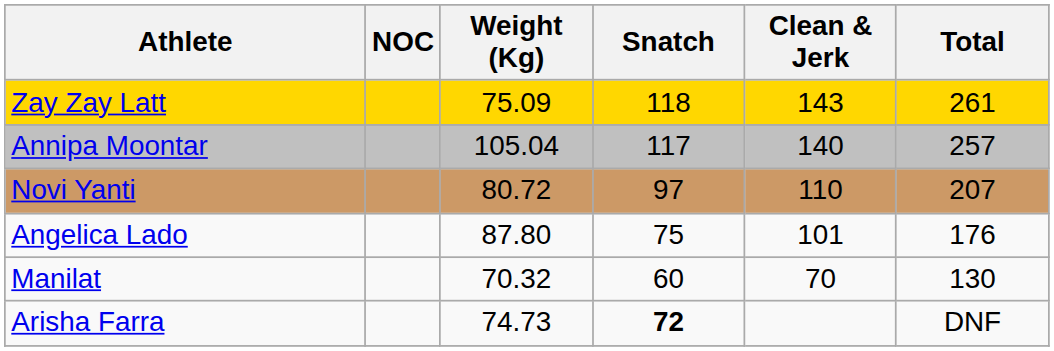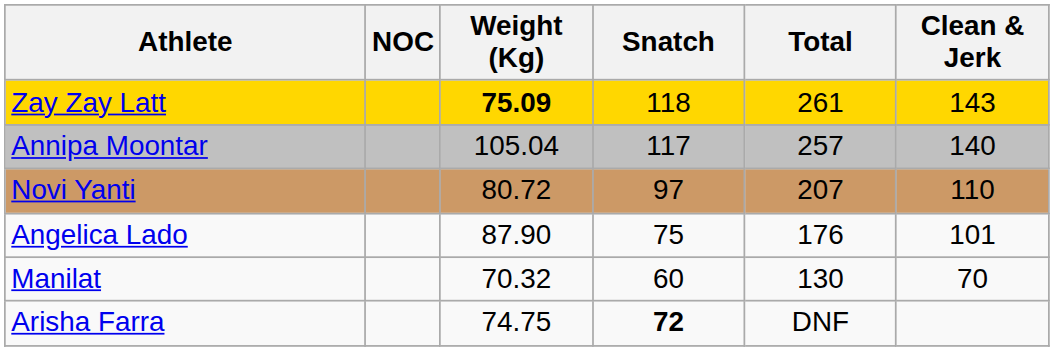columns swapped: (820, 42) <-> (973, 42)
(516, 102) normal -> (516, 102) bold
(516, 234) 87.80 -> (516, 234) 87.90
(516, 322) 74.73 -> (516, 322) 74.75
